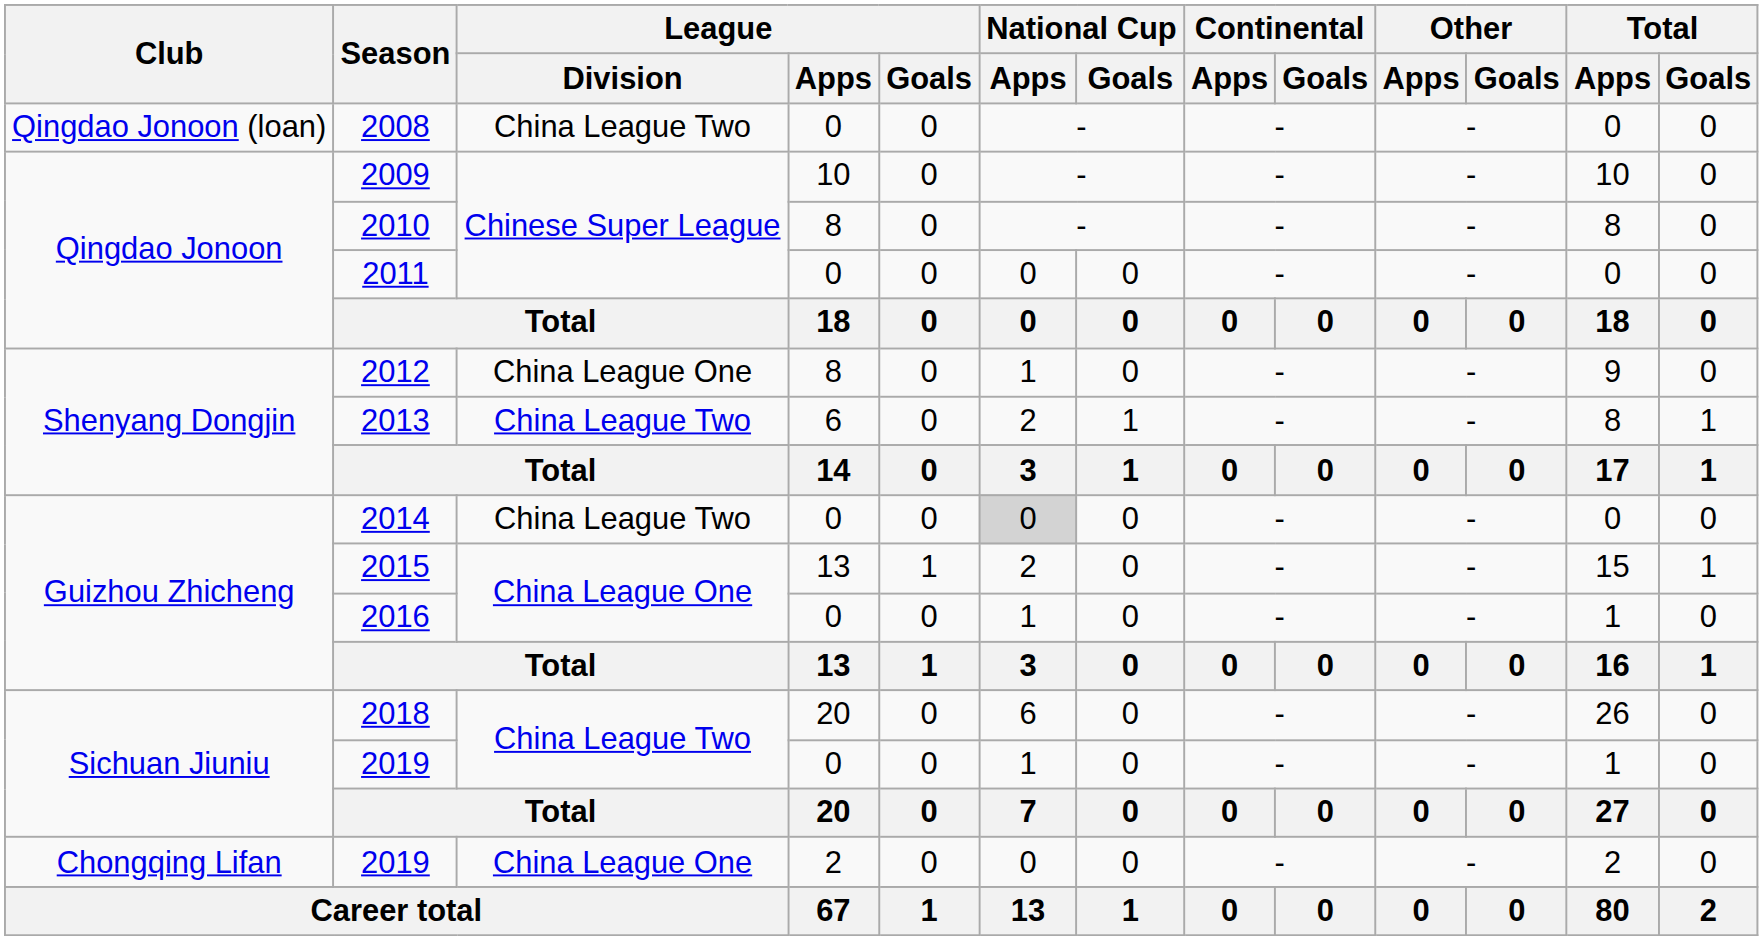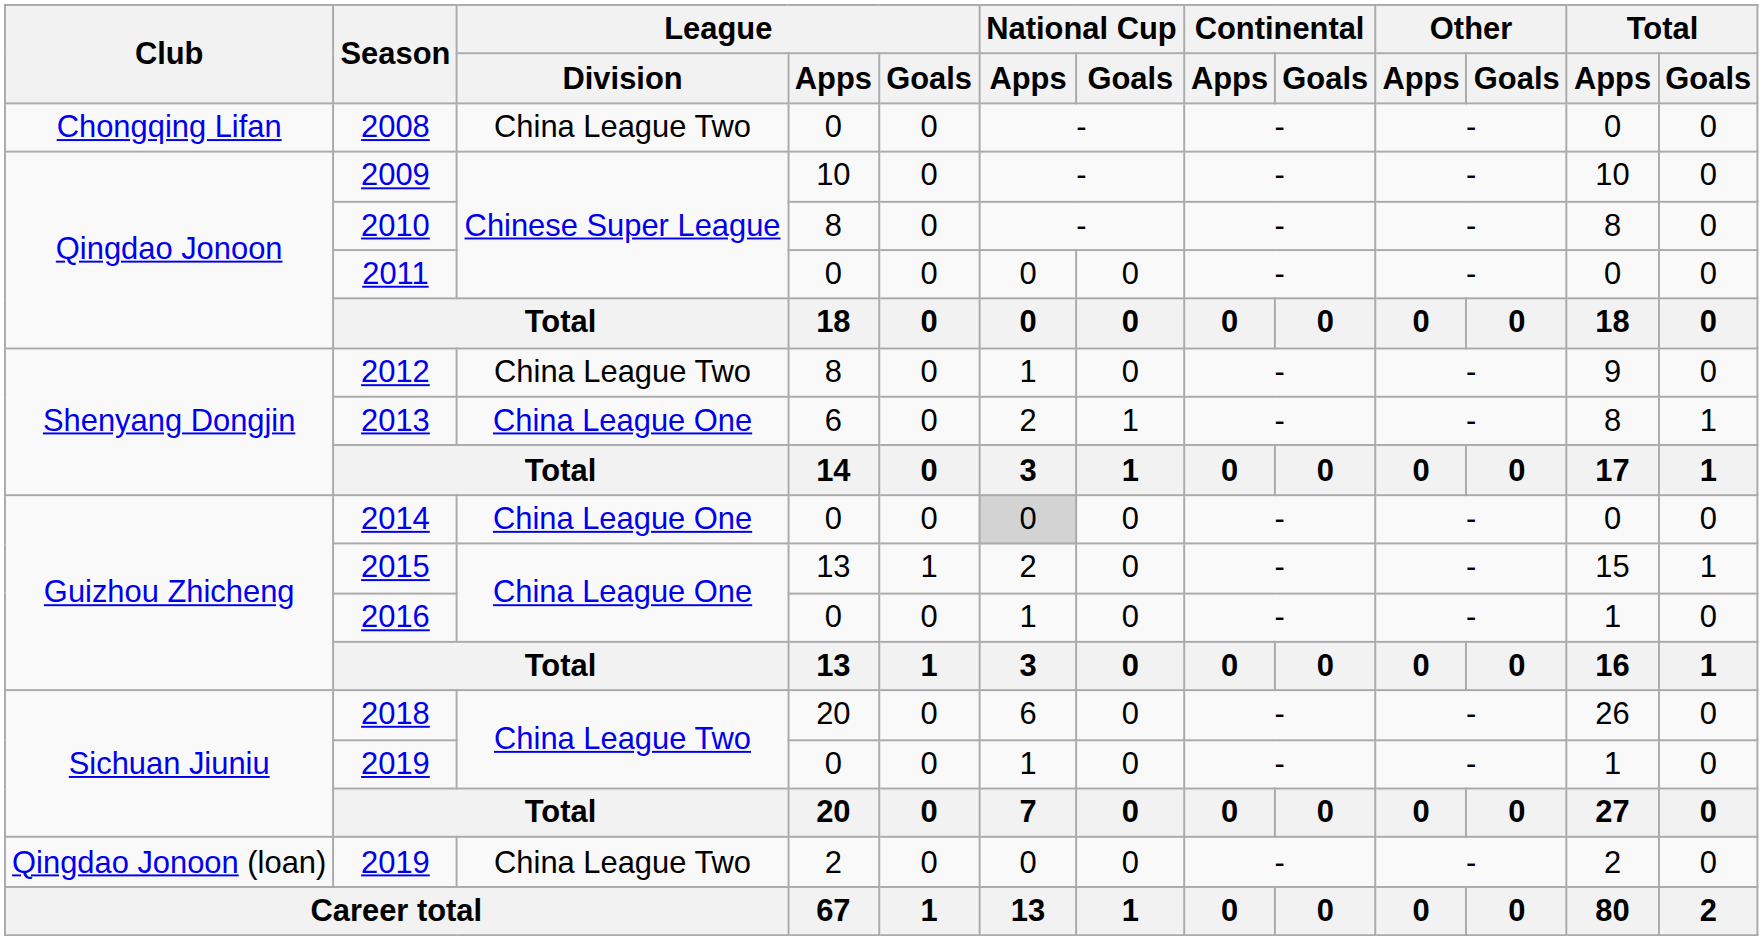(169, 126) Qingdao Jonoon (loan) -> (169, 126) Chongqing Lifan
(623, 371) China League One -> (623, 371) China League Two
(623, 420) China League Two -> (623, 420) China League One
(623, 518) China League Two -> (623, 518) China League One
(169, 861) Chongqing Lifan -> (169, 861) Qingdao Jonoon (loan)
(623, 861) China League One -> (623, 861) China League Two
